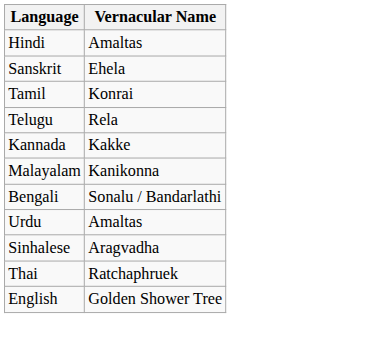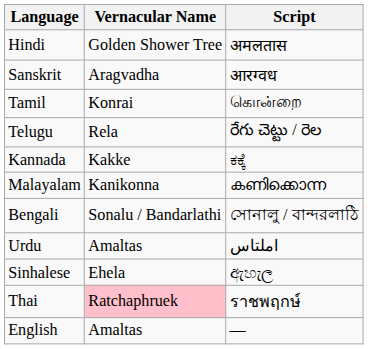+ column: (294, 17)
(115, 42) Amaltas -> (155, 44) Golden Shower Tree
(107, 68) Ehela -> (124, 74) Aragvadha
(124, 247) Aragvadha -> (107, 272) Ehela
(133, 273) no background -> (133, 301) pink background
(155, 299) Golden Shower Tree -> (115, 330) Amaltas
